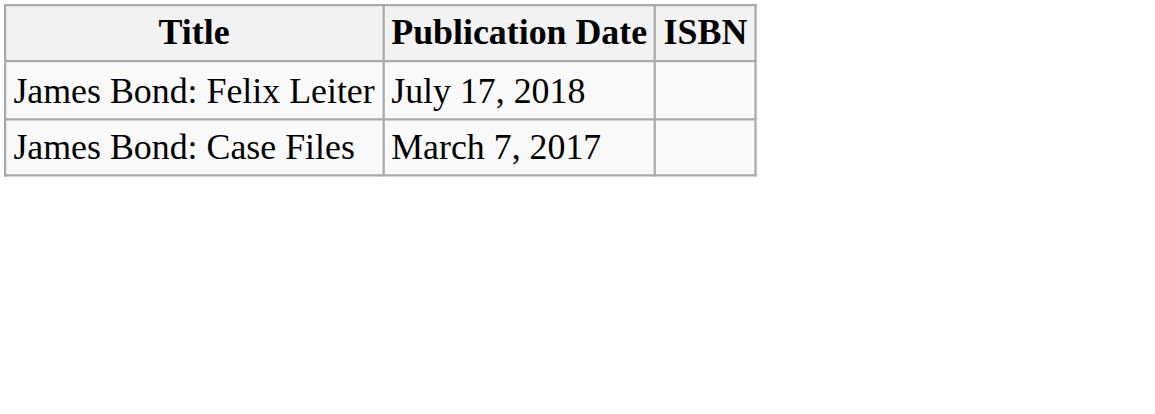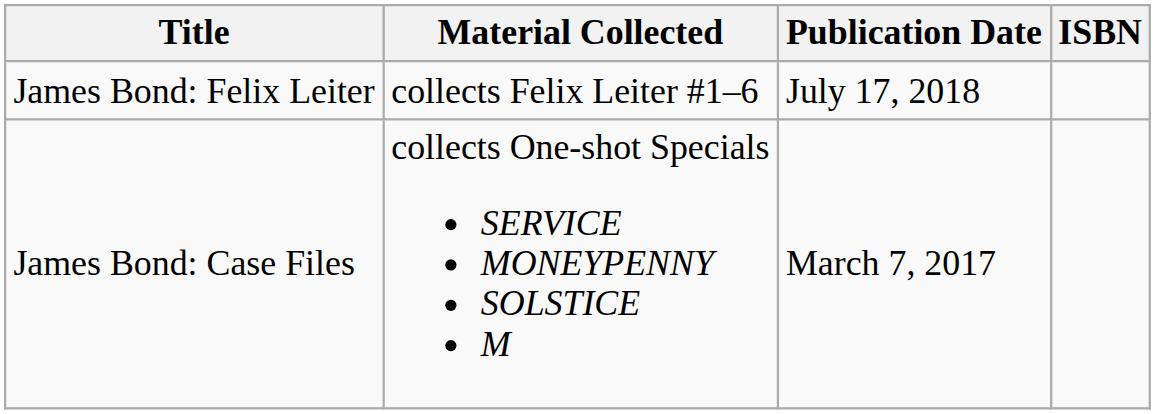+ column: (580, 32)
